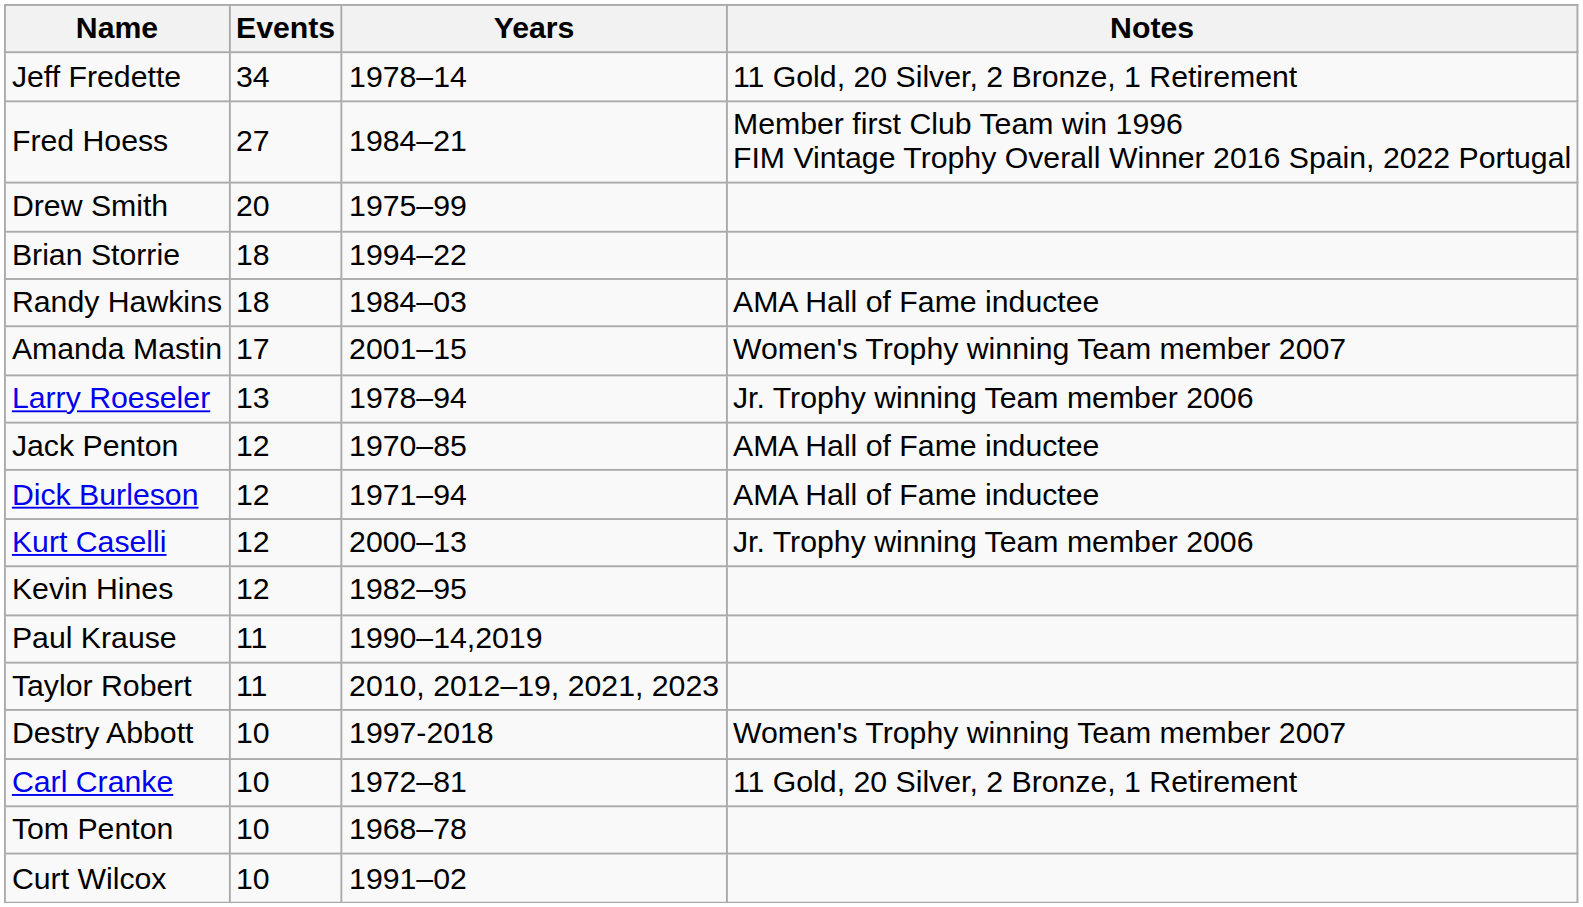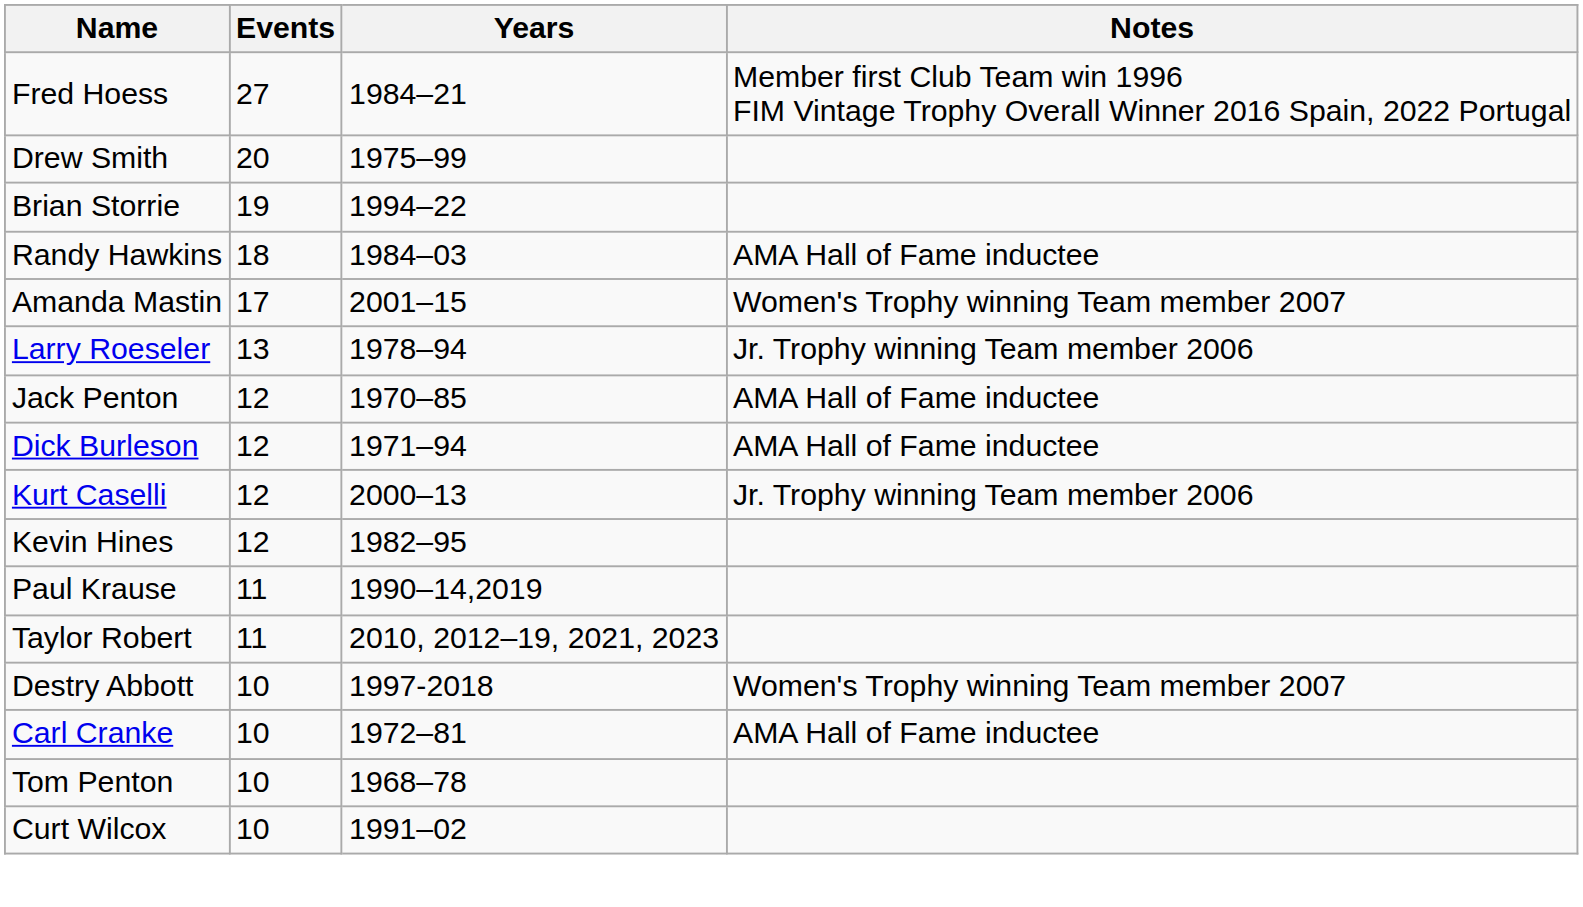- row: (97, 76)
(253, 254) 18 -> (253, 206) 19
(1015, 781) 11 Gold, 20 Silver, 2 Bronze, 1 Retirement -> (916, 733) AMA Hall of Fame inductee
